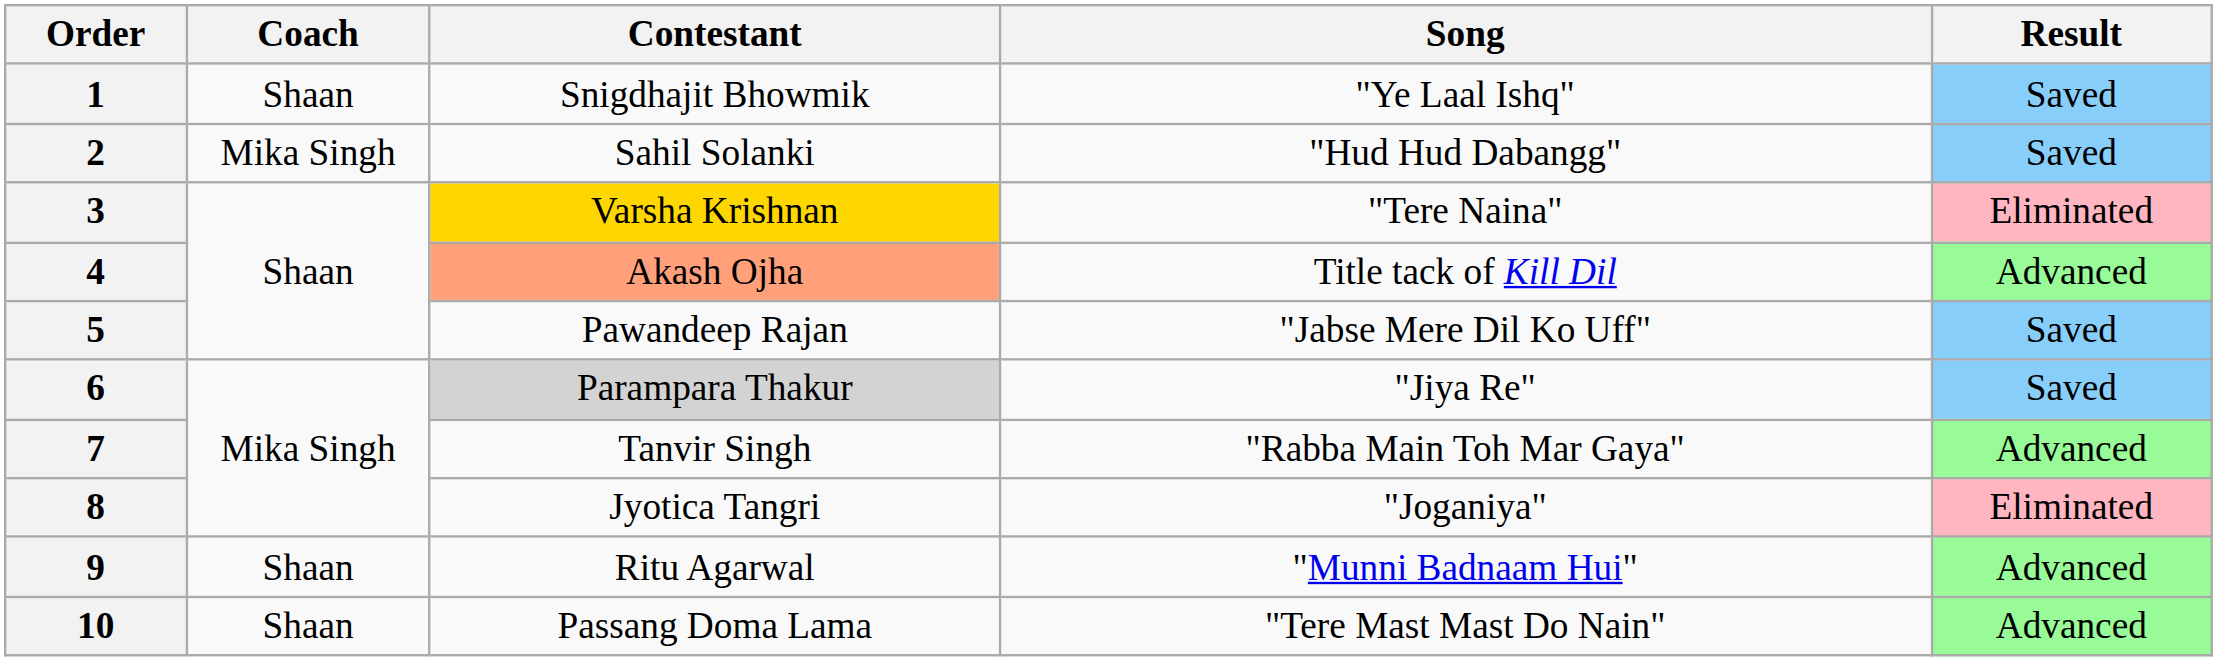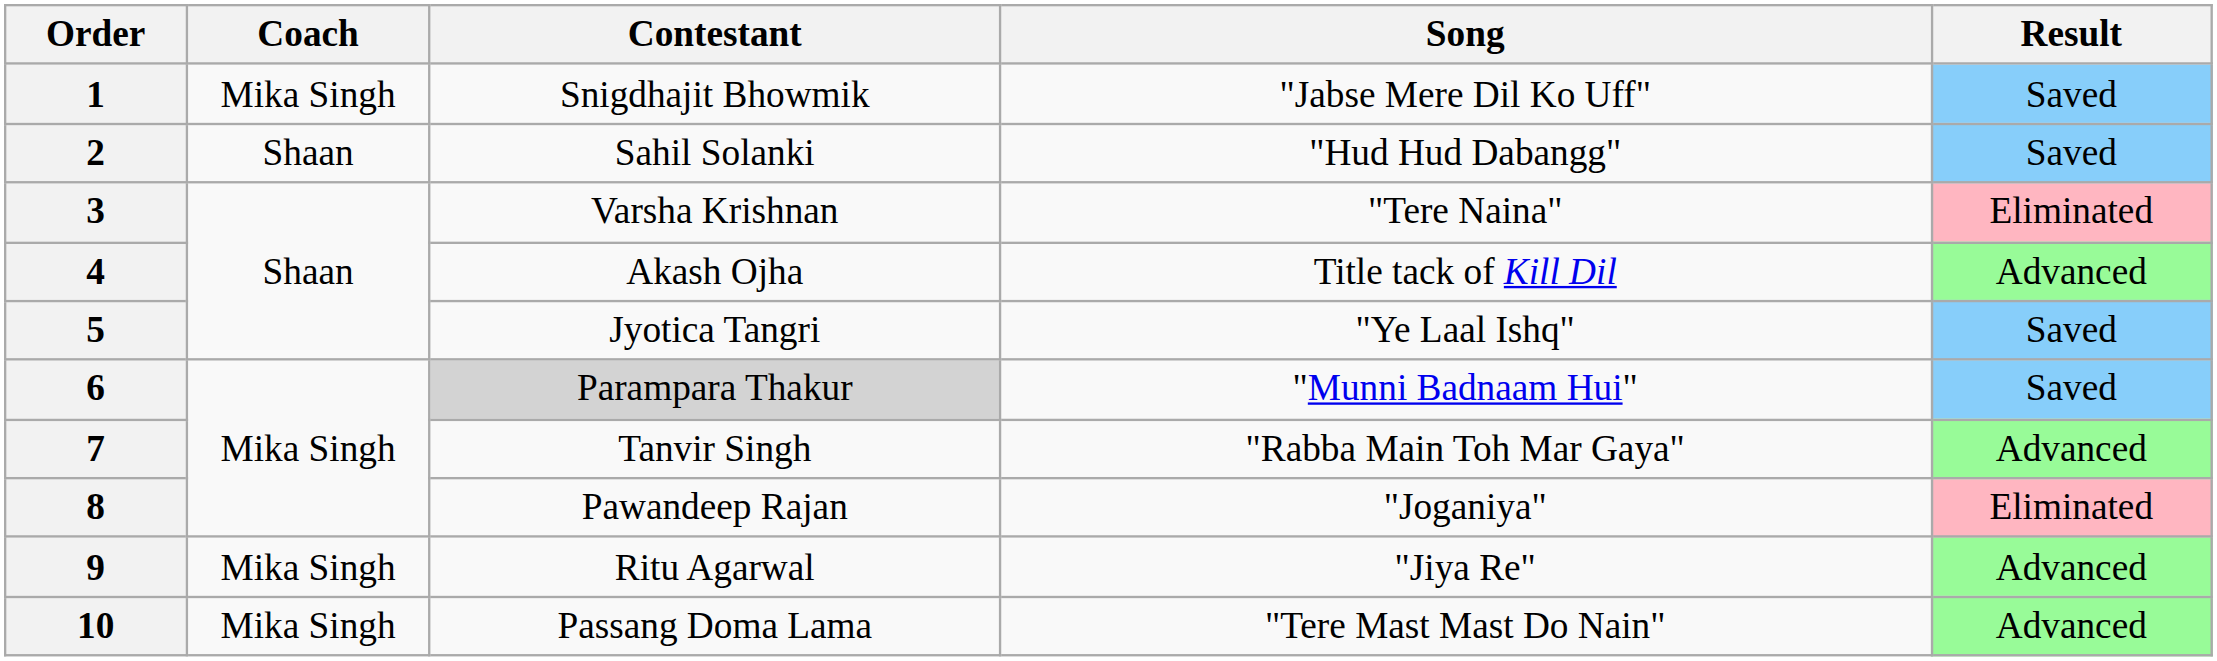(308, 93) Shaan -> (308, 93) Mika Singh
(1465, 93) "Ye Laal Ishq" -> (1465, 93) "Jabse Mere Dil Ko Uff"
(308, 152) Mika Singh -> (308, 152) Shaan
(715, 211) gold background -> (715, 211) no background
(715, 270) lightsalmon background -> (715, 270) no background
(715, 329) Pawandeep Rajan -> (715, 329) Jyotica Tangri
(1465, 329) "Jabse Mere Dil Ko Uff" -> (1465, 329) "Ye Laal Ishq"
(1465, 388) "Jiya Re" -> (1465, 388) "Munni Badnaam Hui"
(715, 507) Jyotica Tangri -> (715, 507) Pawandeep Rajan
(308, 566) Shaan -> (308, 566) Mika Singh
(1465, 566) "Munni Badnaam Hui" -> (1465, 566) "Jiya Re"
(308, 625) Shaan -> (308, 625) Mika Singh
